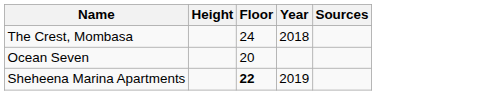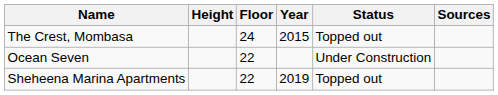+ column: (373, 15)
(294, 36) 2018 -> (294, 36) 2015
(247, 57) 20 -> (247, 57) 22
(247, 79) bold -> (247, 79) normal
